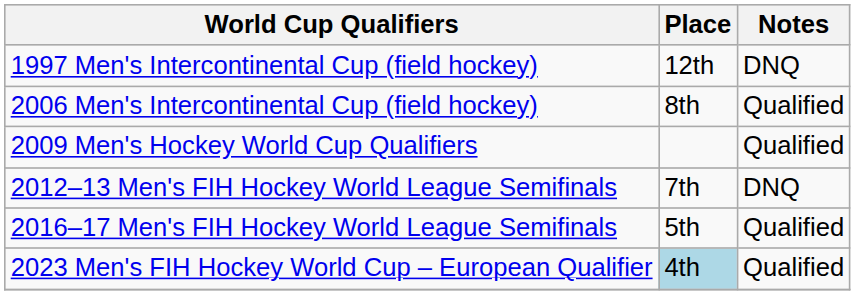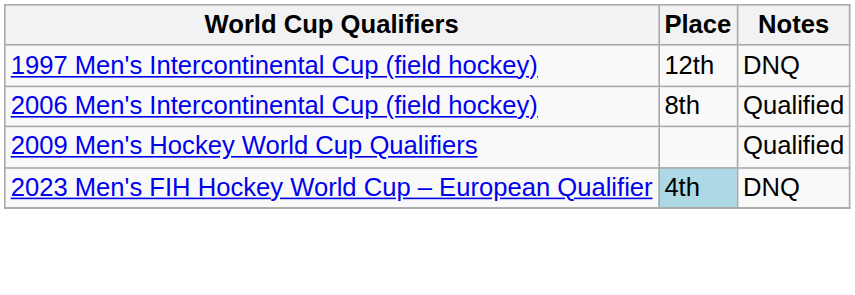- row: (314, 187)
- row: (314, 227)
(794, 268) Qualified -> (772, 187) DNQ
